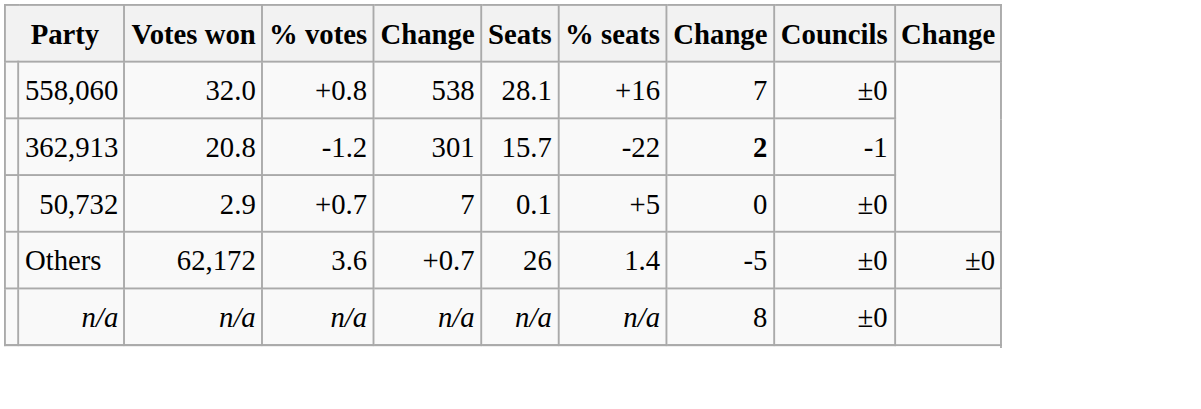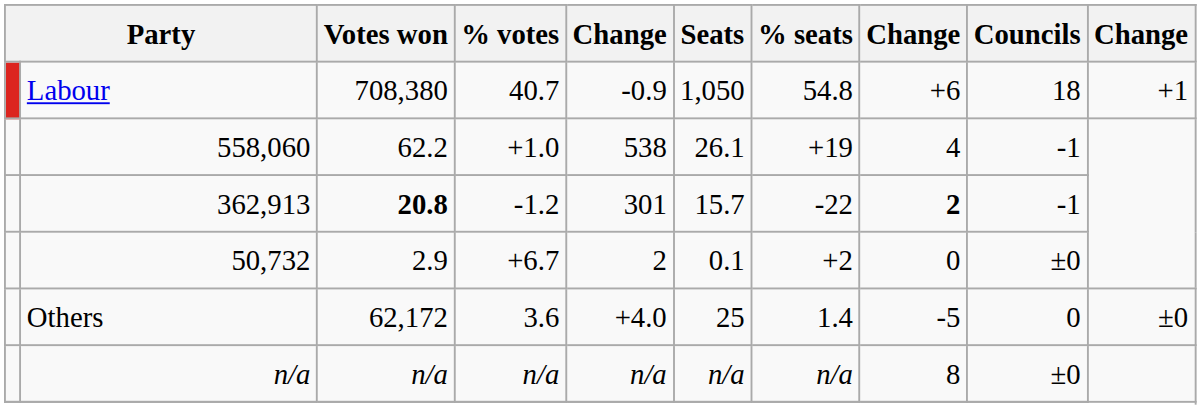+ row: (68, 90)
(231, 90) 32.0 -> (423, 147) 62.2
(341, 90) +0.8 -> (533, 147) +1.0
(527, 90) 28.1 -> (720, 147) 26.1
(638, 90) +16 -> (830, 147) +19
(760, 90) 7 -> (953, 147) 4
(873, 90) ±0 -> (1069, 147) -1
(231, 147) normal -> (423, 204) bold
(341, 204) +0.7 -> (533, 261) +6.7
(467, 204) 7 -> (660, 261) 2
(645, 204) +5 -> (838, 261) +2
(449, 261) +0.7 -> (641, 318) +4.0
(537, 261) 26 -> (730, 318) 25
(873, 261) ±0 -> (1073, 318) 0
